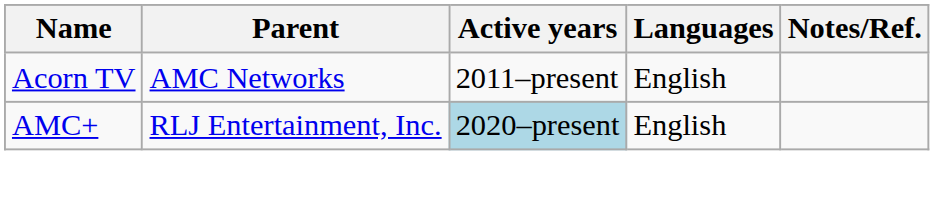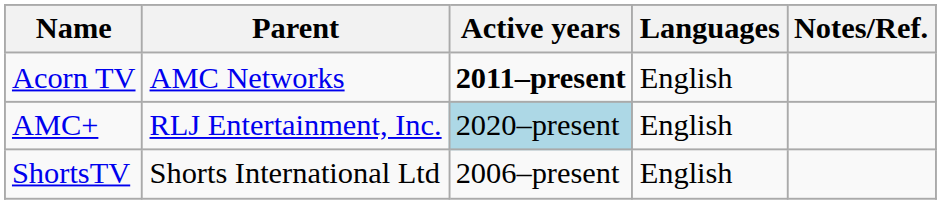(537, 76) normal -> (541, 76) bold
+ row: (71, 173)
